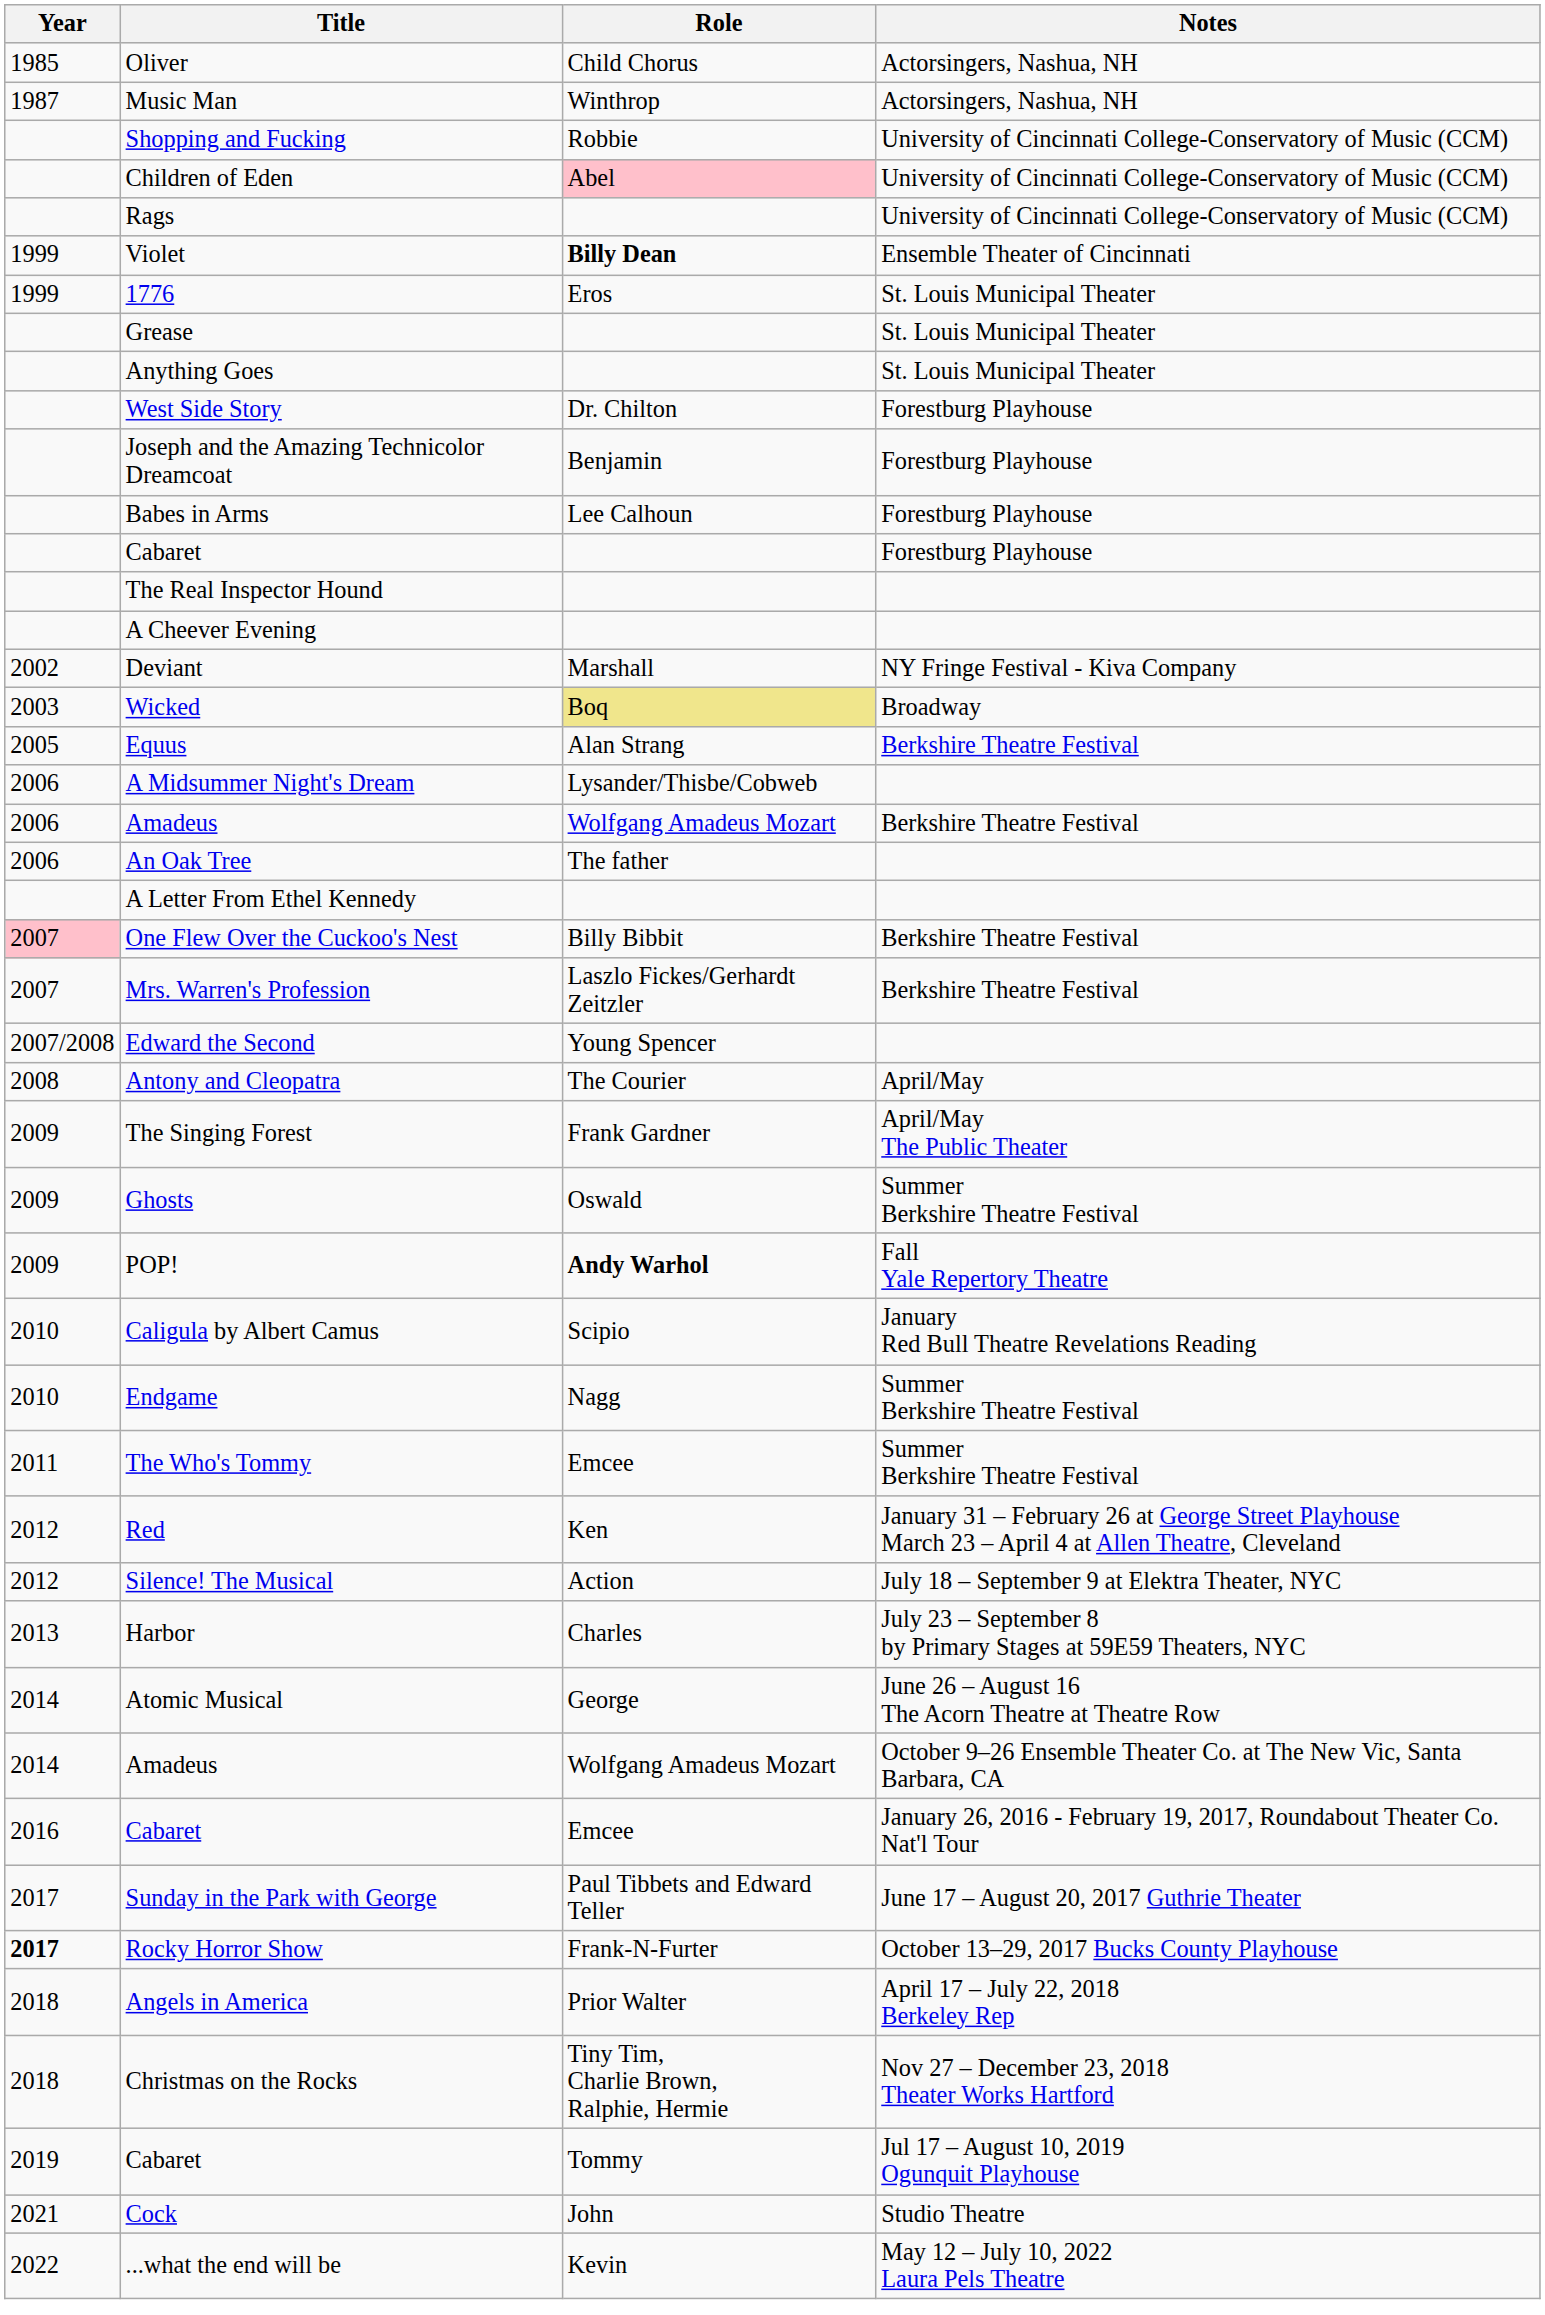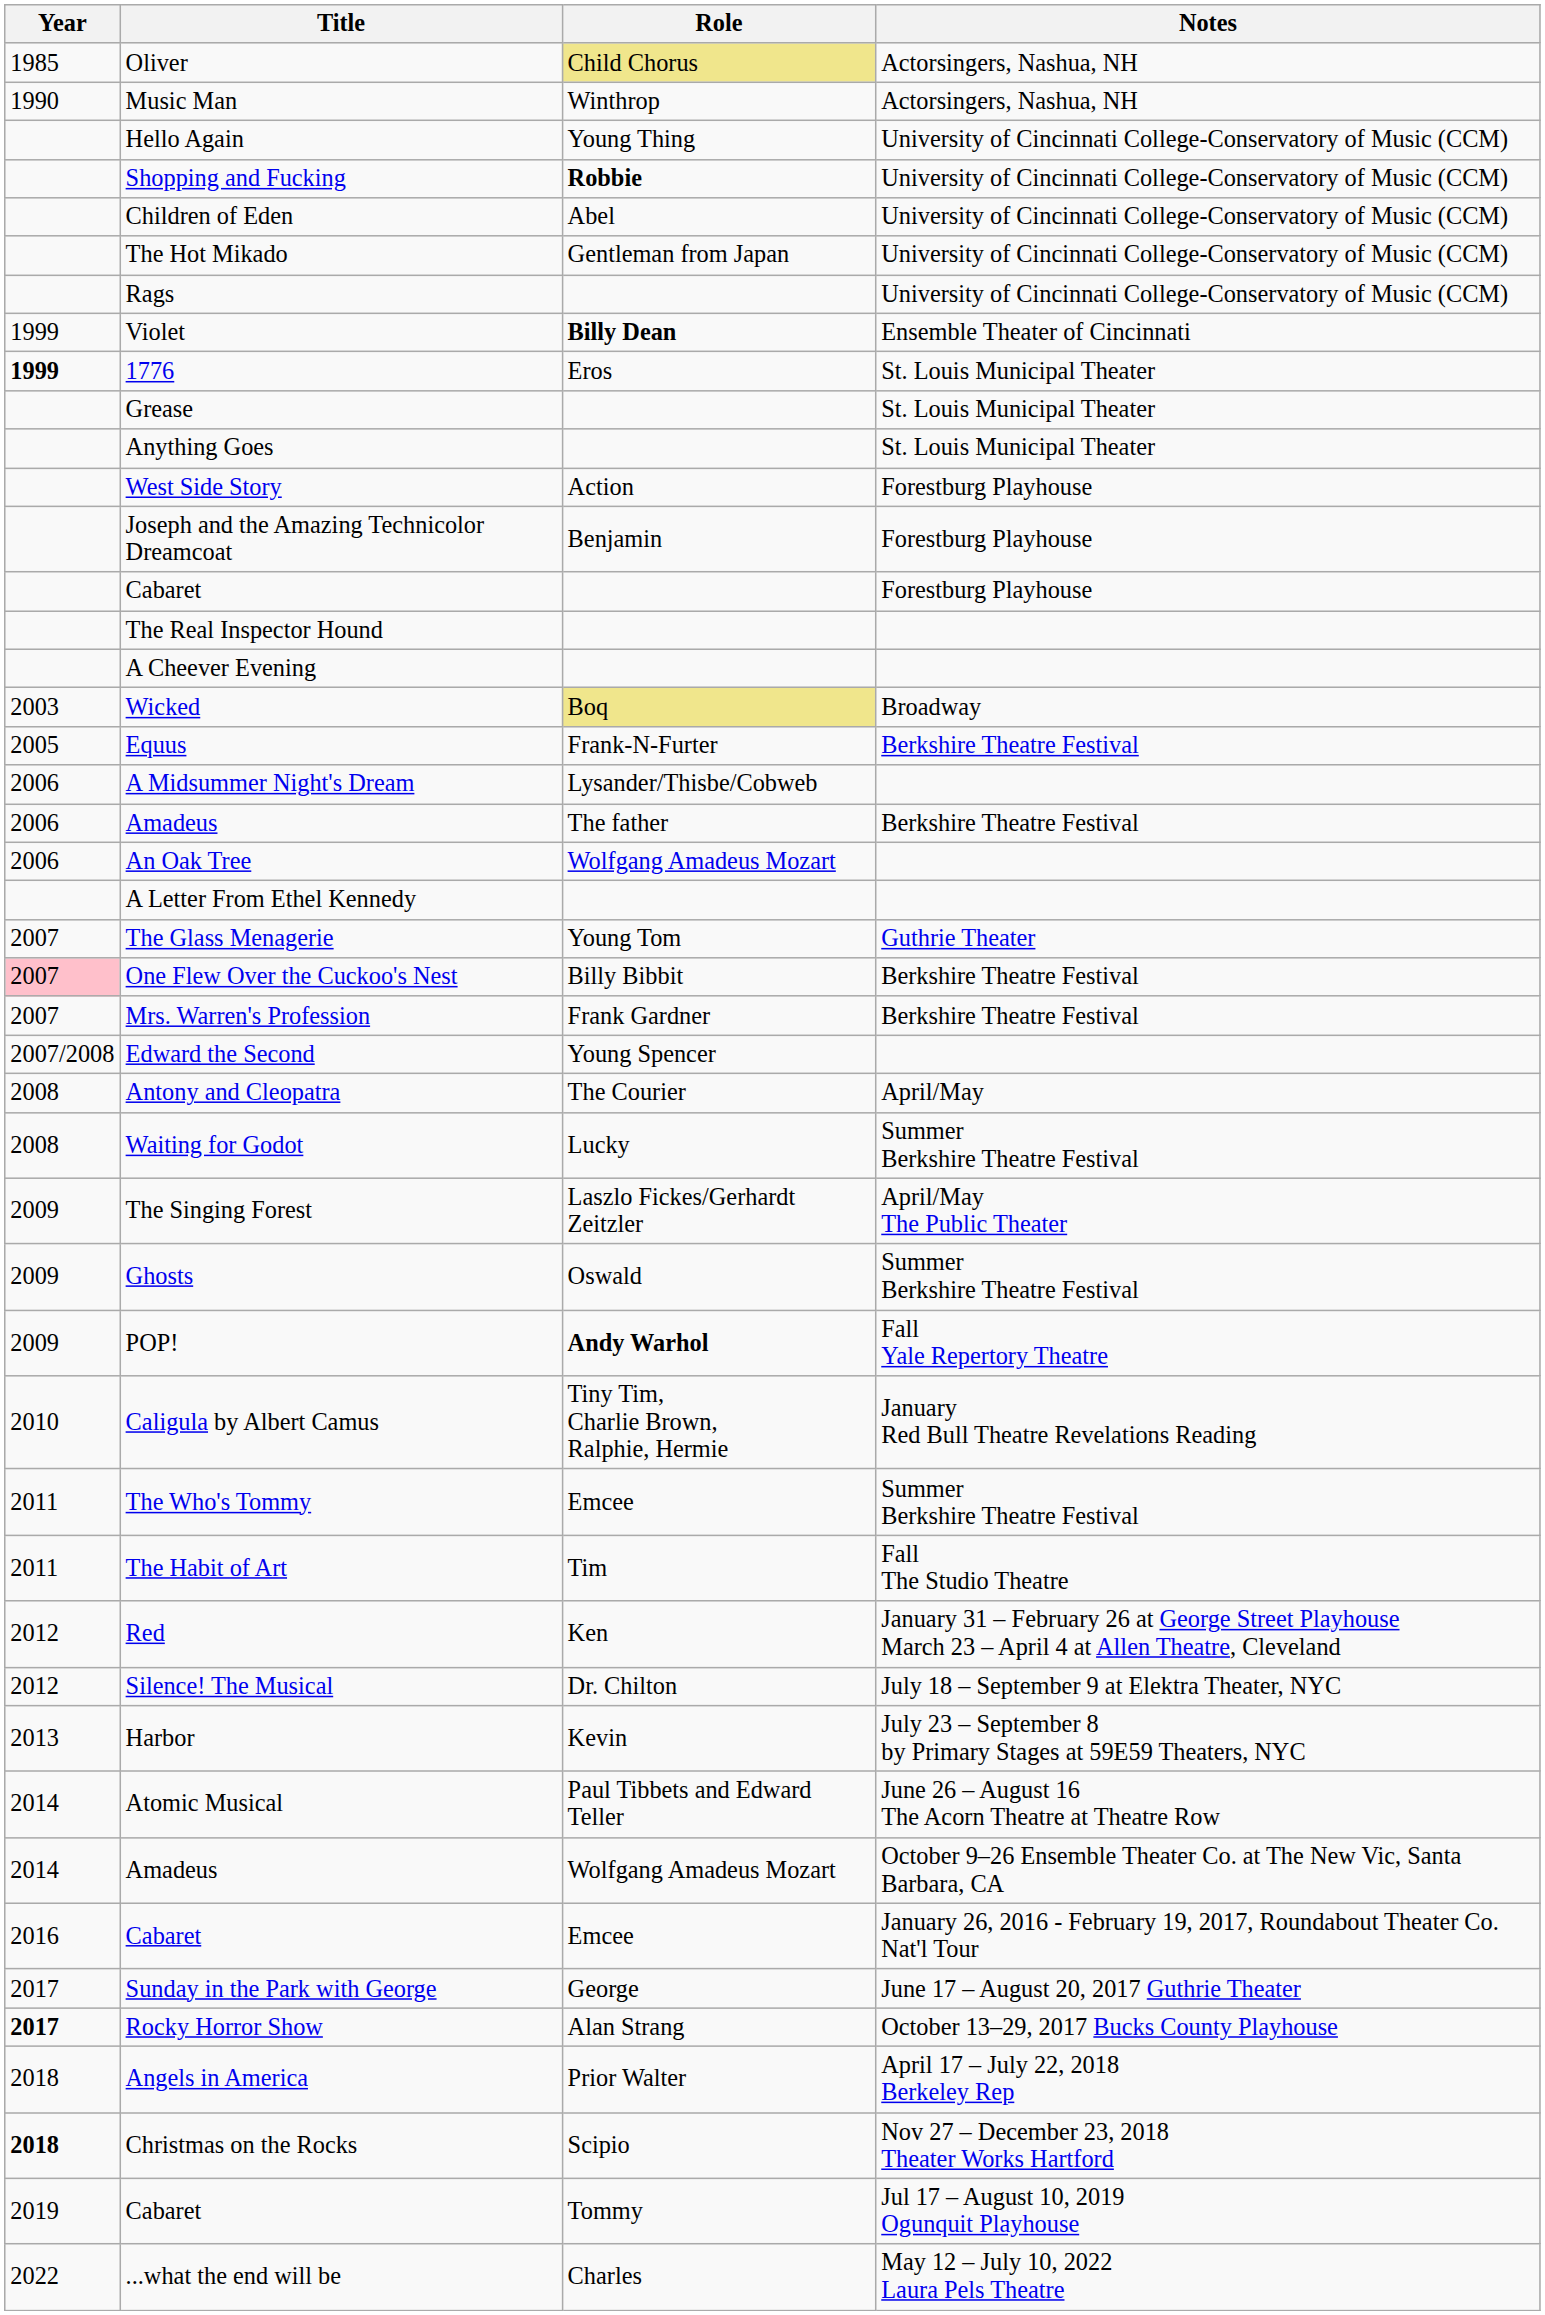(633, 62) no background -> (633, 62) khaki background
(35, 100) 1987 -> (35, 100) 1990
+ row: (185, 139)
(603, 139) normal -> (605, 178) bold
(591, 178) pink background -> (591, 216) no background
+ row: (207, 255)
(35, 293) normal -> (35, 370) bold
(622, 409) Dr. Chilton -> (601, 486) Action
- row: (197, 513)
- row: (164, 668)
(626, 745) Alan Strang -> (643, 745) Frank-N-Furter
(702, 822) Wolfgang Amadeus Mozart -> (618, 822) The father
(618, 861) The father -> (702, 861) Wolfgang Amadeus Mozart
+ row: (230, 938)
(681, 990) Laszlo Fickes/Gerhardt Zeitzler -> (639, 1015) Frank Gardner
+ row: (214, 1144)
(639, 1133) Frank Gardner -> (681, 1210) Laszlo Fickes/Gerhardt Zeitzler
(599, 1331) Scipio -> (648, 1422) Tiny Tim, Charlie Brown, Ralphie, Hermie
- row: (172, 1397)
+ row: (206, 1567)
(601, 1581) Action -> (622, 1685) Dr. Chilton
(605, 1633) Charles -> (597, 1738) Kevin
(603, 1699) George -> (690, 1804) Paul Tibbets and Edward Teller
(690, 1897) Paul Tibbets and Edward Teller -> (603, 1988) George
(643, 1949) Frank-N-Furter -> (626, 2026) Alan Strang
(35, 2081) normal -> (35, 2144) bold
(648, 2081) Tiny Tim, Charlie Brown, Ralphie, Hermie -> (599, 2144) Scipio
- row: (151, 2213)
(597, 2265) Kevin -> (605, 2276) Charles
